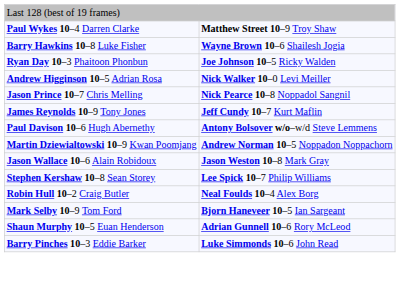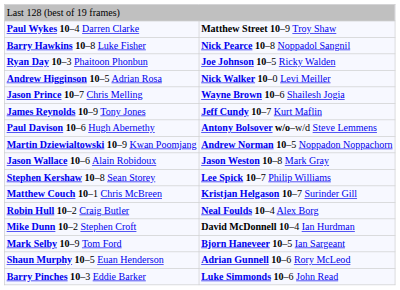(273, 45) Wayne Brown 10–6 Shailesh Jogia -> (276, 45) Nick Pearce 10–8 Noppadol Sangnil
(276, 95) Nick Pearce 10–8 Noppadol Sangnil -> (273, 95) Wayne Brown 10–6 Shailesh Jogia
+ row: (84, 194)
+ row: (72, 227)
